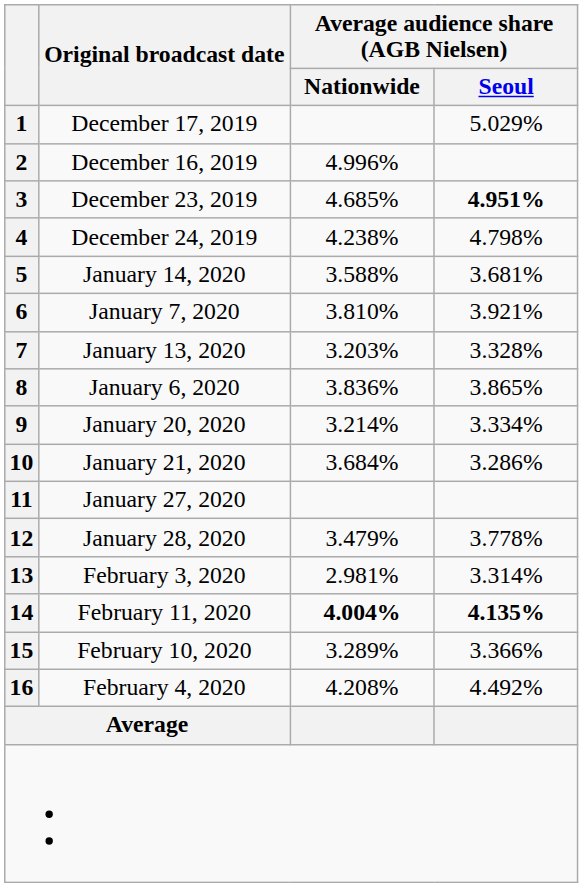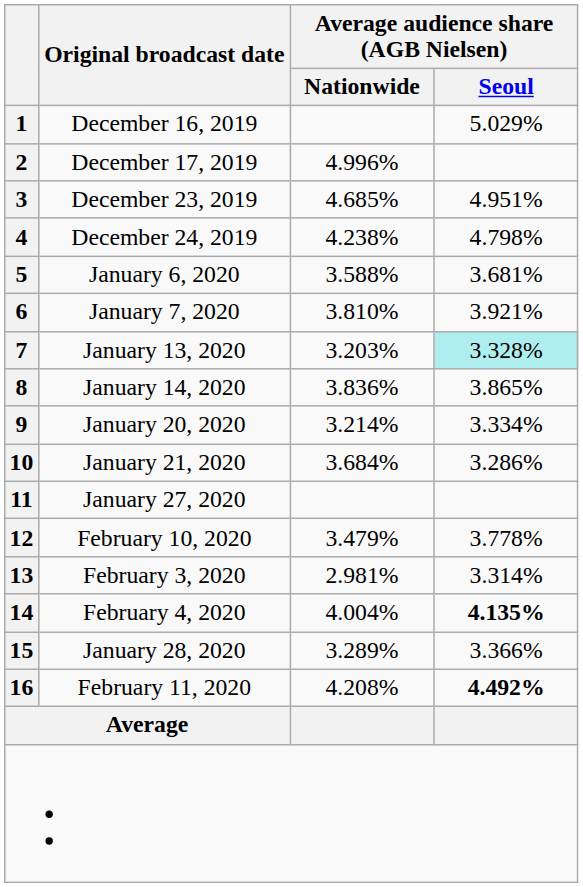(164, 124) December 17, 2019 -> (164, 124) December 16, 2019
(164, 161) December 16, 2019 -> (164, 161) December 17, 2019
(506, 199) bold -> (506, 199) normal
(164, 274) January 14, 2020 -> (164, 274) January 6, 2020
(506, 349) no background -> (506, 349) paleturquoise background
(164, 387) January 6, 2020 -> (164, 387) January 14, 2020
(164, 537) January 28, 2020 -> (164, 537) February 10, 2020
(164, 612) February 11, 2020 -> (164, 612) February 4, 2020
(362, 612) bold -> (362, 612) normal
(164, 650) February 10, 2020 -> (164, 650) January 28, 2020
(164, 687) February 4, 2020 -> (164, 687) February 11, 2020
(506, 687) normal -> (506, 687) bold
